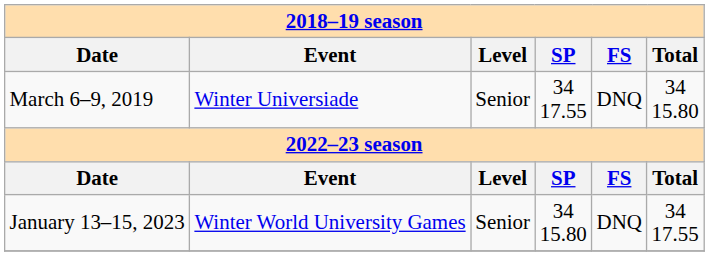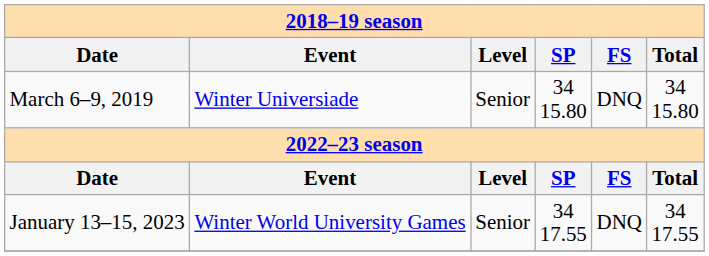(563, 99) 34 17.55 -> (563, 99) 34 15.80
(563, 222) 34 15.80 -> (563, 222) 34 17.55
